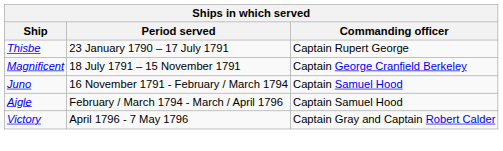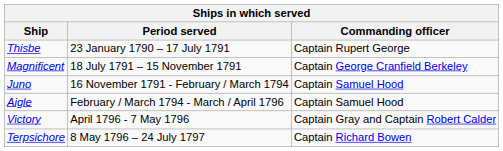+ row: (36, 137)
